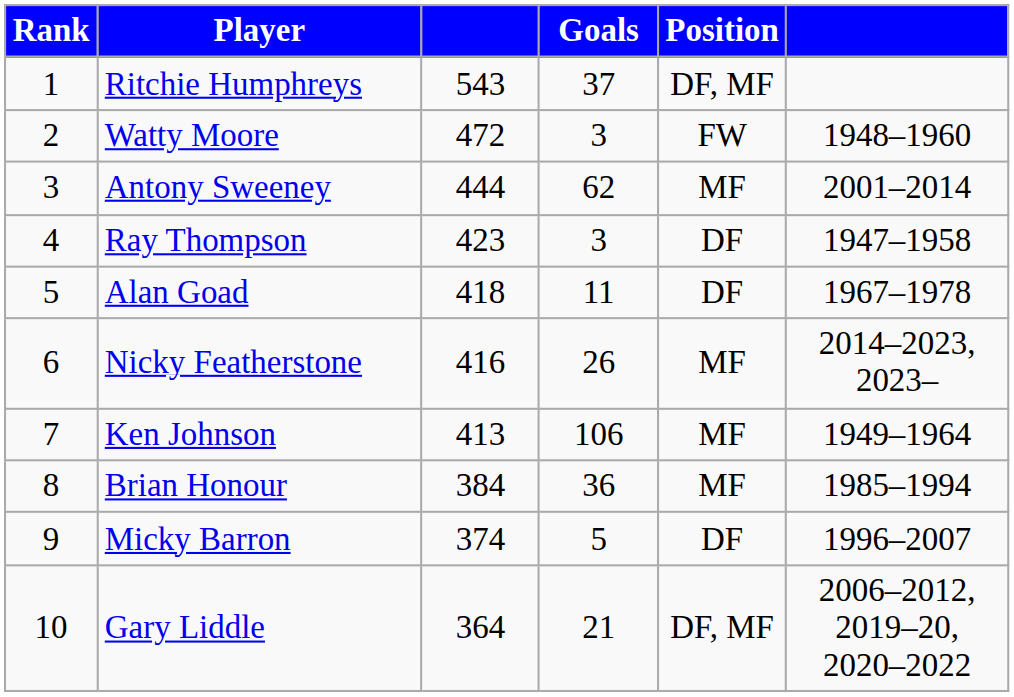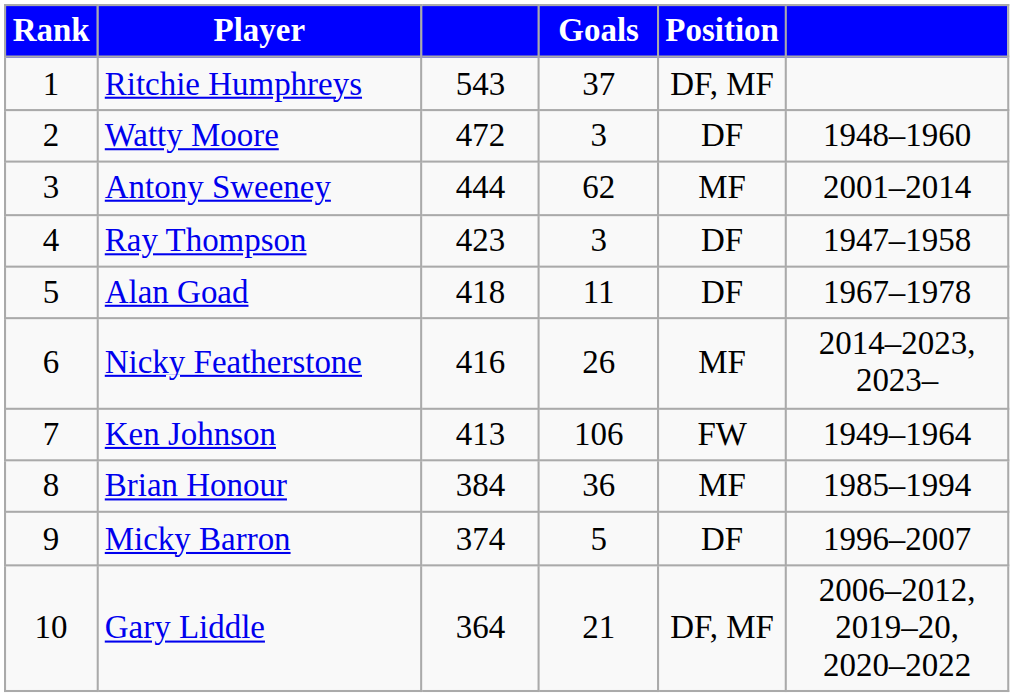(722, 135) FW -> (722, 135) DF
(722, 433) MF -> (722, 433) FW
